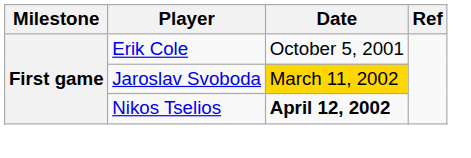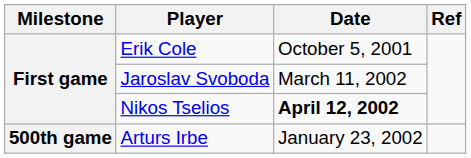(334, 78) gold background -> (342, 78) no background
+ row: (164, 138)
